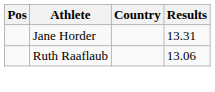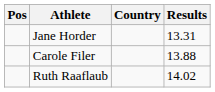+ row: (64, 55)
(181, 55) 13.06 -> (181, 76) 14.02
